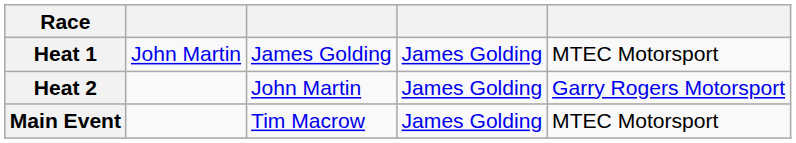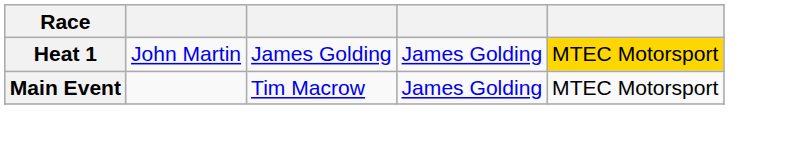(635, 54) no background -> (635, 54) gold background
- row: (65, 87)
